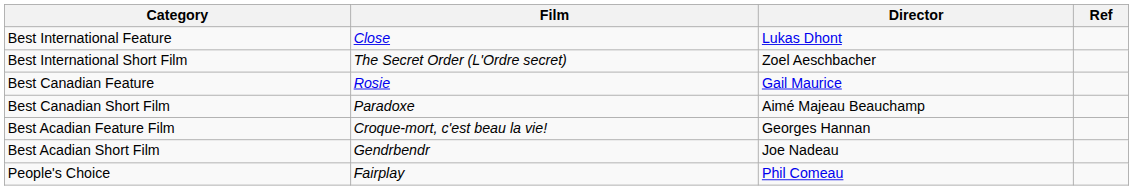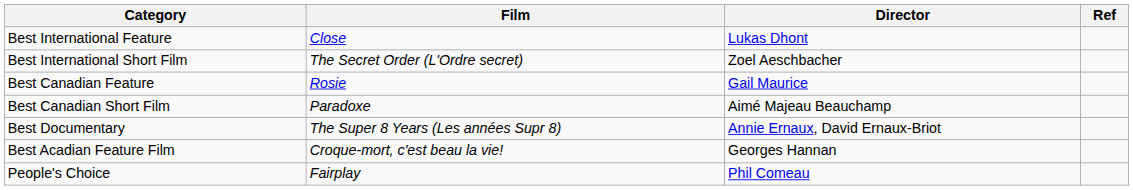+ row: (66, 128)
- row: (84, 151)
